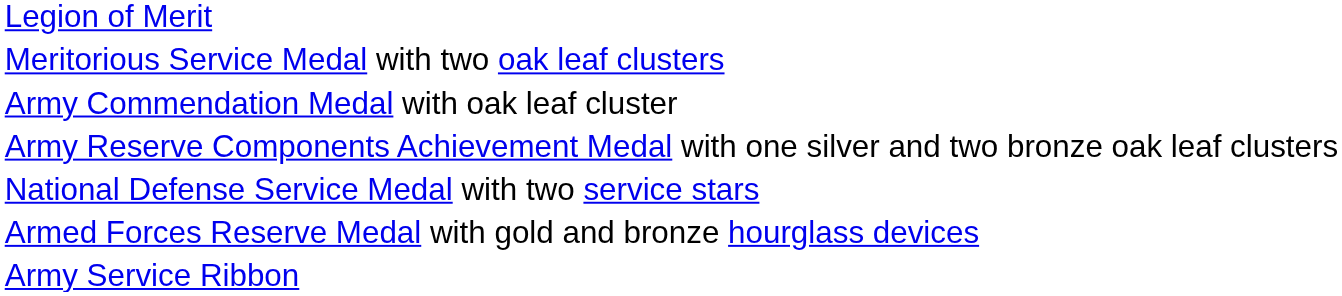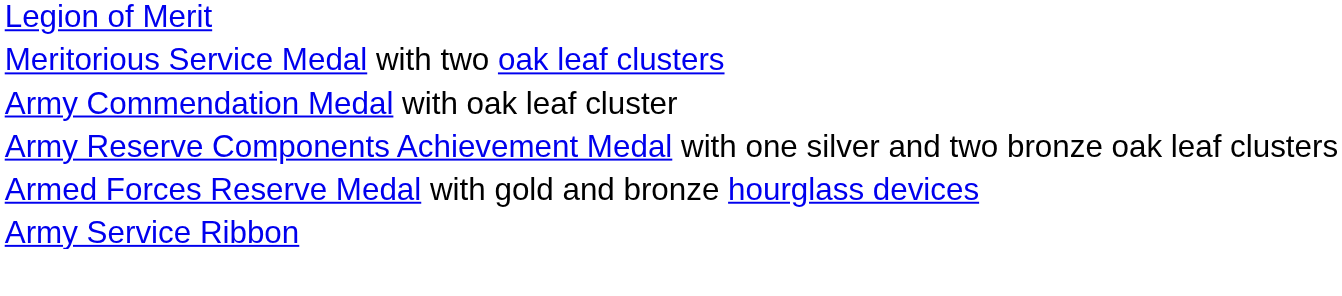- row: (382, 189)
